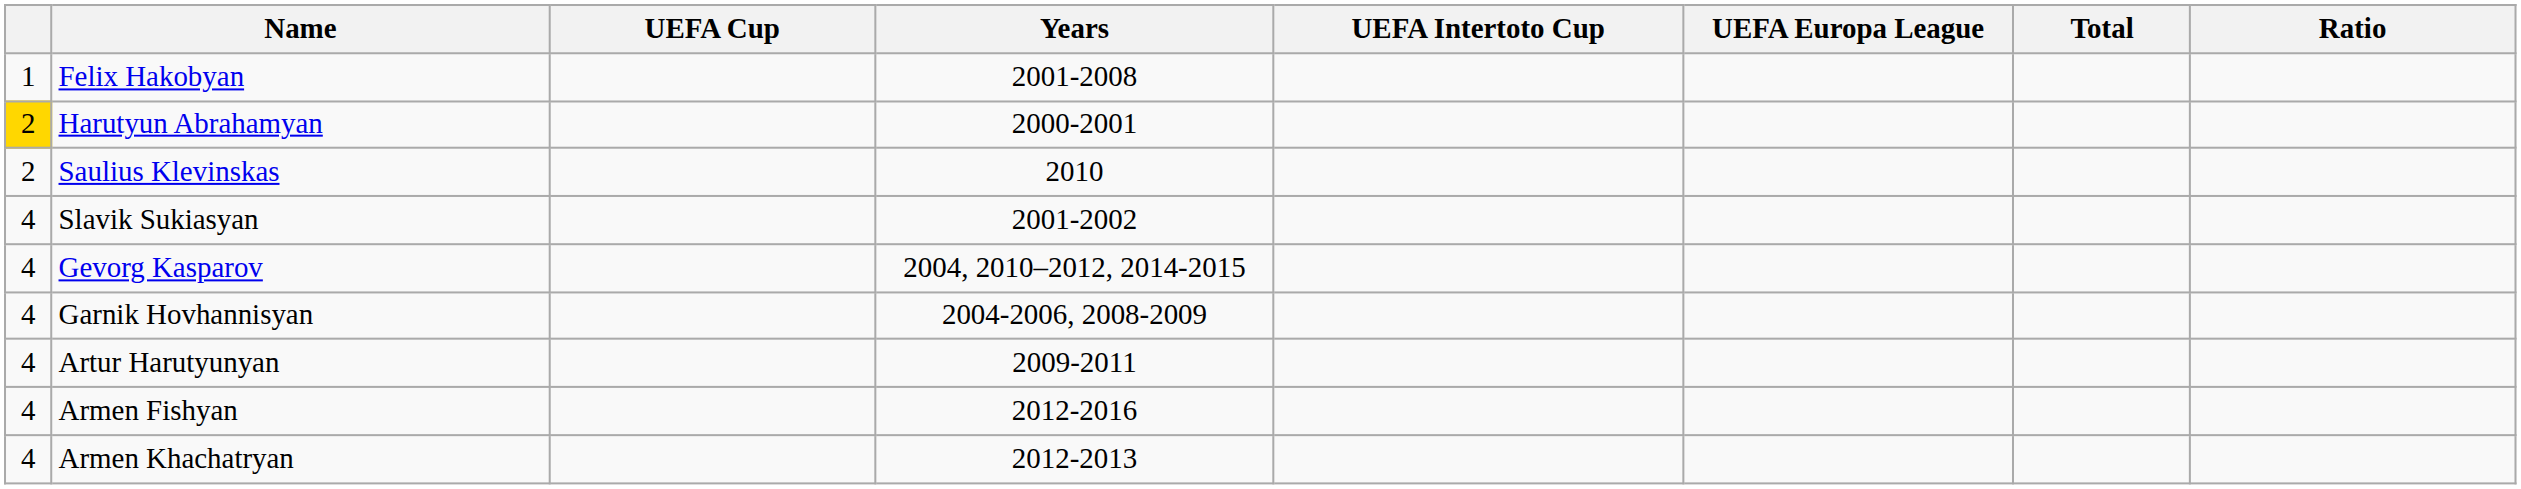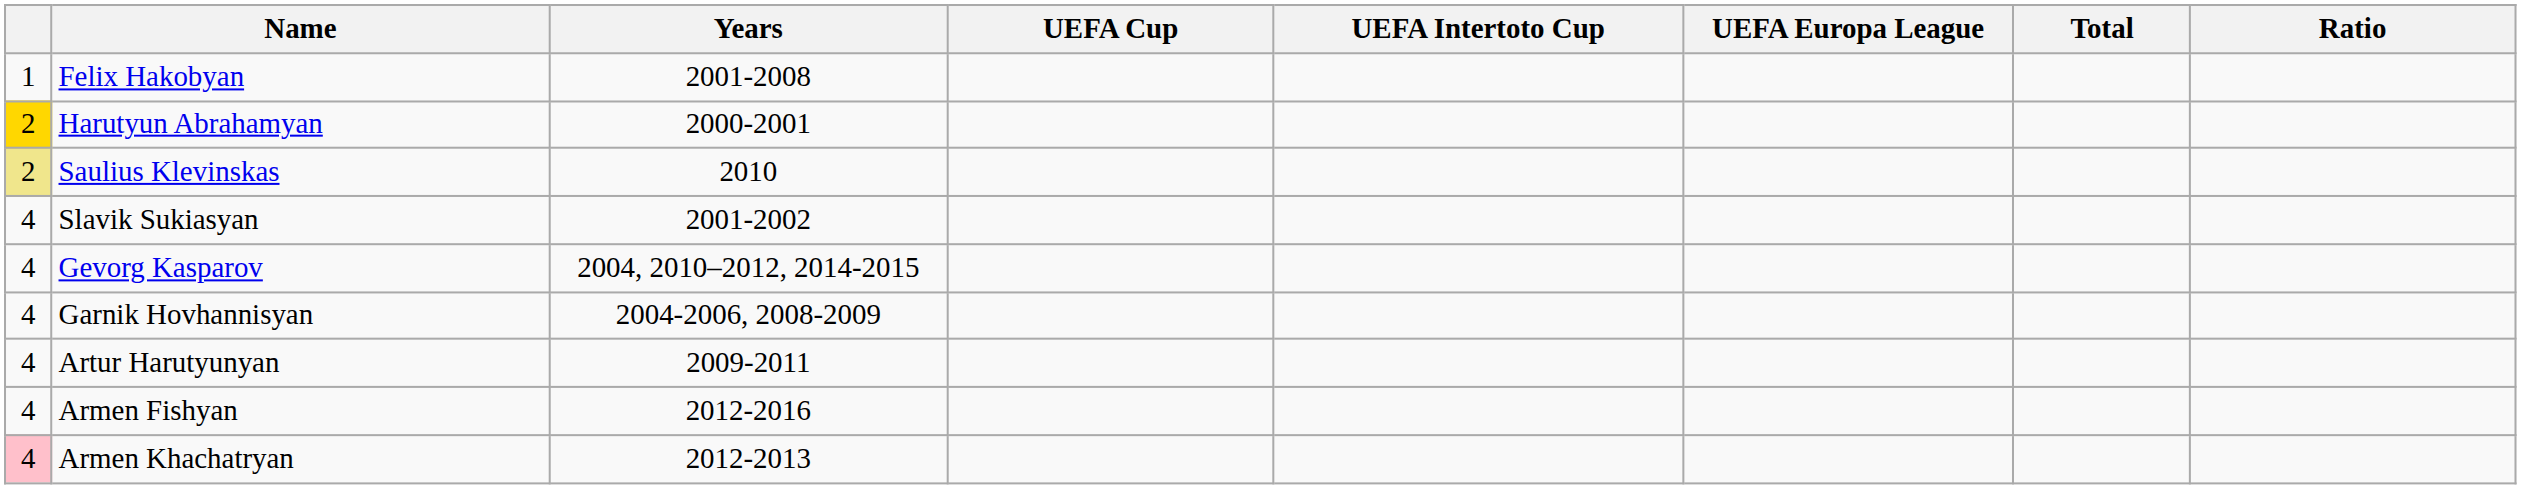columns swapped: (1074, 28) <-> (712, 28)
(28, 171) no background -> (28, 171) khaki background
(28, 458) no background -> (28, 458) pink background
